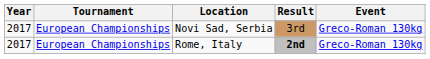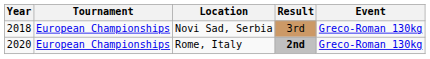(19, 29) 2017 -> (19, 29) 2018
(19, 46) 2017 -> (19, 46) 2020
